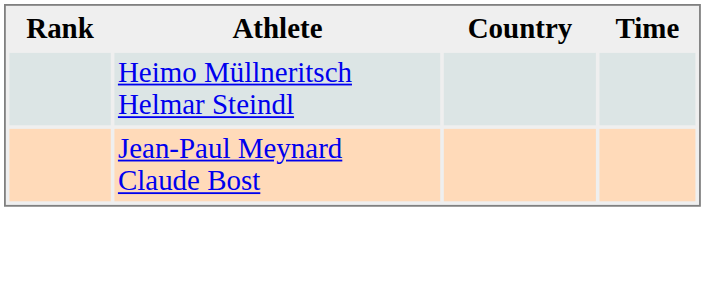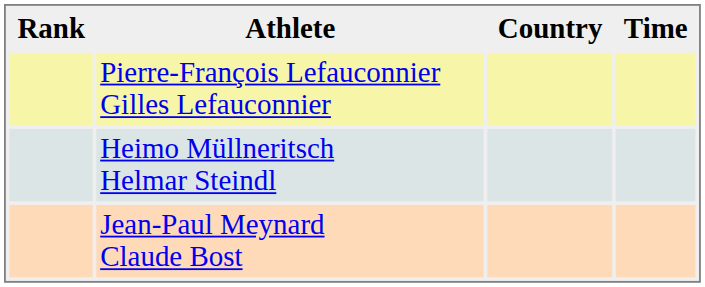+ row: (270, 88)
